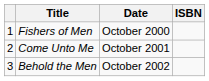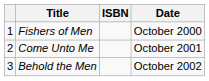columns swapped: (136, 13) <-> (188, 13)
